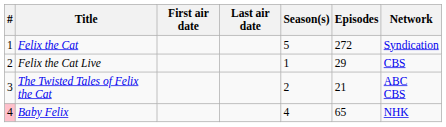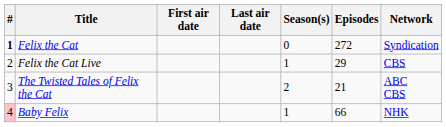(10, 44) normal -> (10, 44) bold
(286, 44) 5 -> (286, 44) 0
(286, 112) 4 -> (286, 112) 1
(341, 112) 65 -> (341, 112) 66
